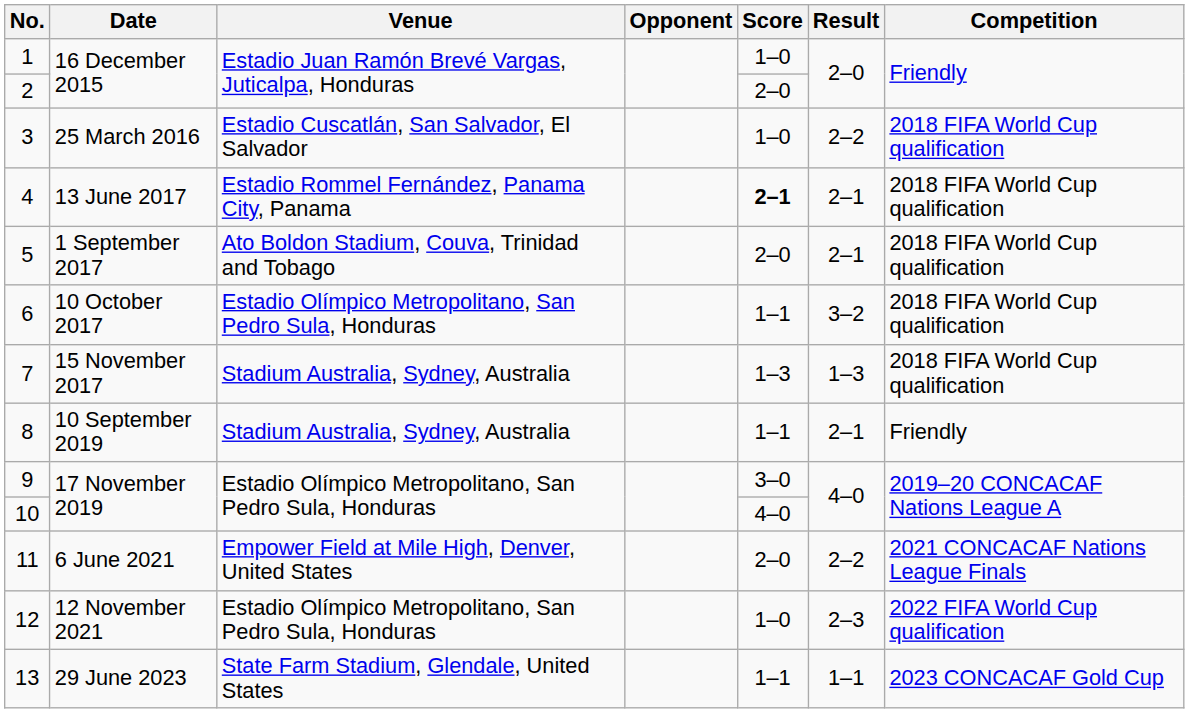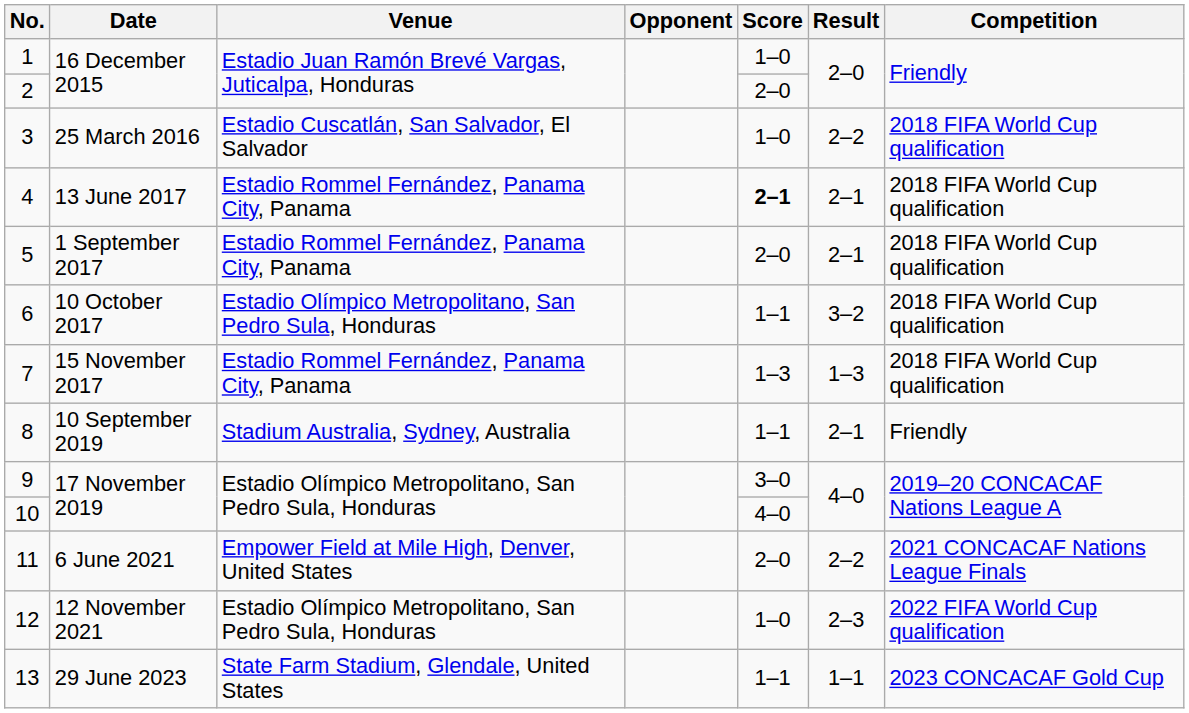(400, 255) Ato Boldon Stadium, Couva, Trinidad and Tobago -> (403, 255) Estadio Rommel Fernández, Panama City, Panama
(396, 373) Stadium Australia, Sydney, Australia -> (403, 373) Estadio Rommel Fernández, Panama City, Panama
